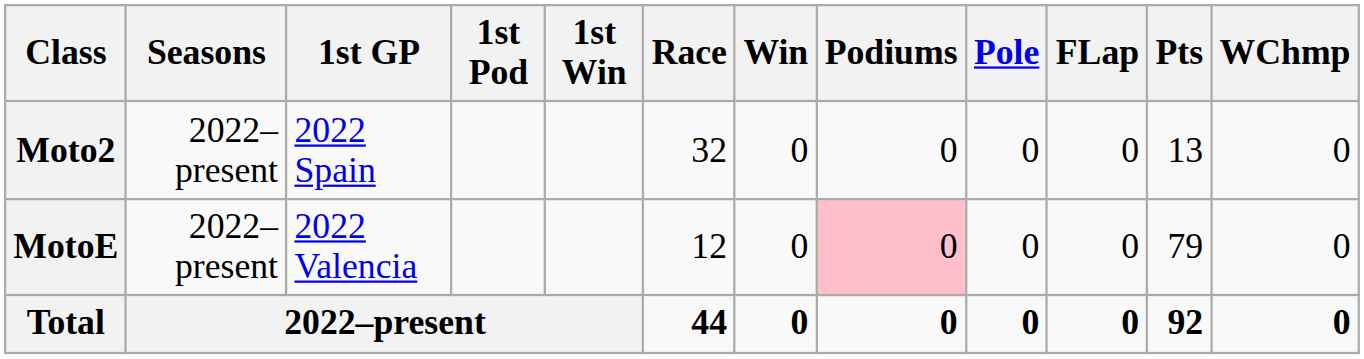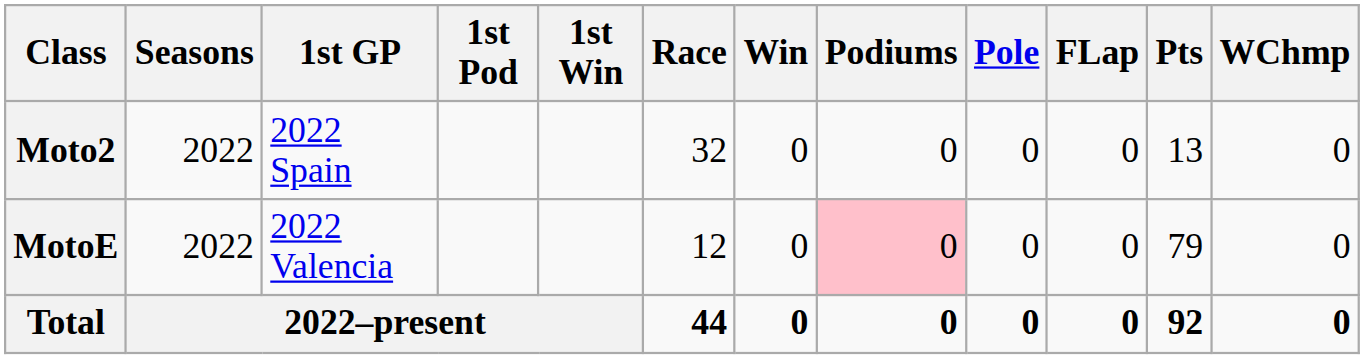(226, 149) 2022–present -> (218, 149) 2022
(226, 246) 2022–present -> (218, 246) 2022
